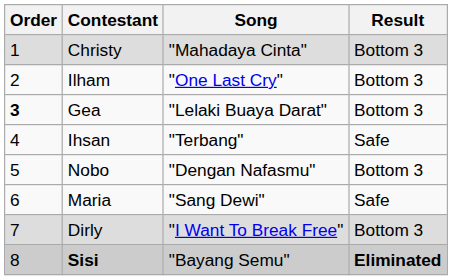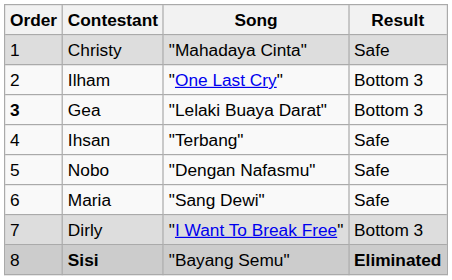(389, 50) Bottom 3 -> (372, 50) Safe
(389, 170) Bottom 3 -> (372, 170) Safe
